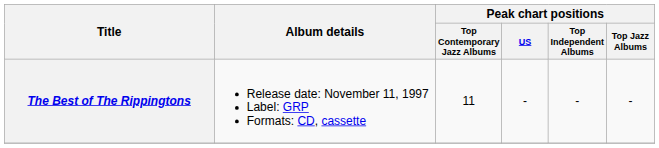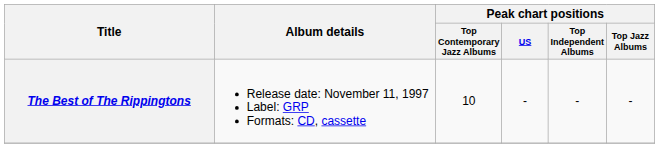(469, 101) 11 -> (469, 101) 10
